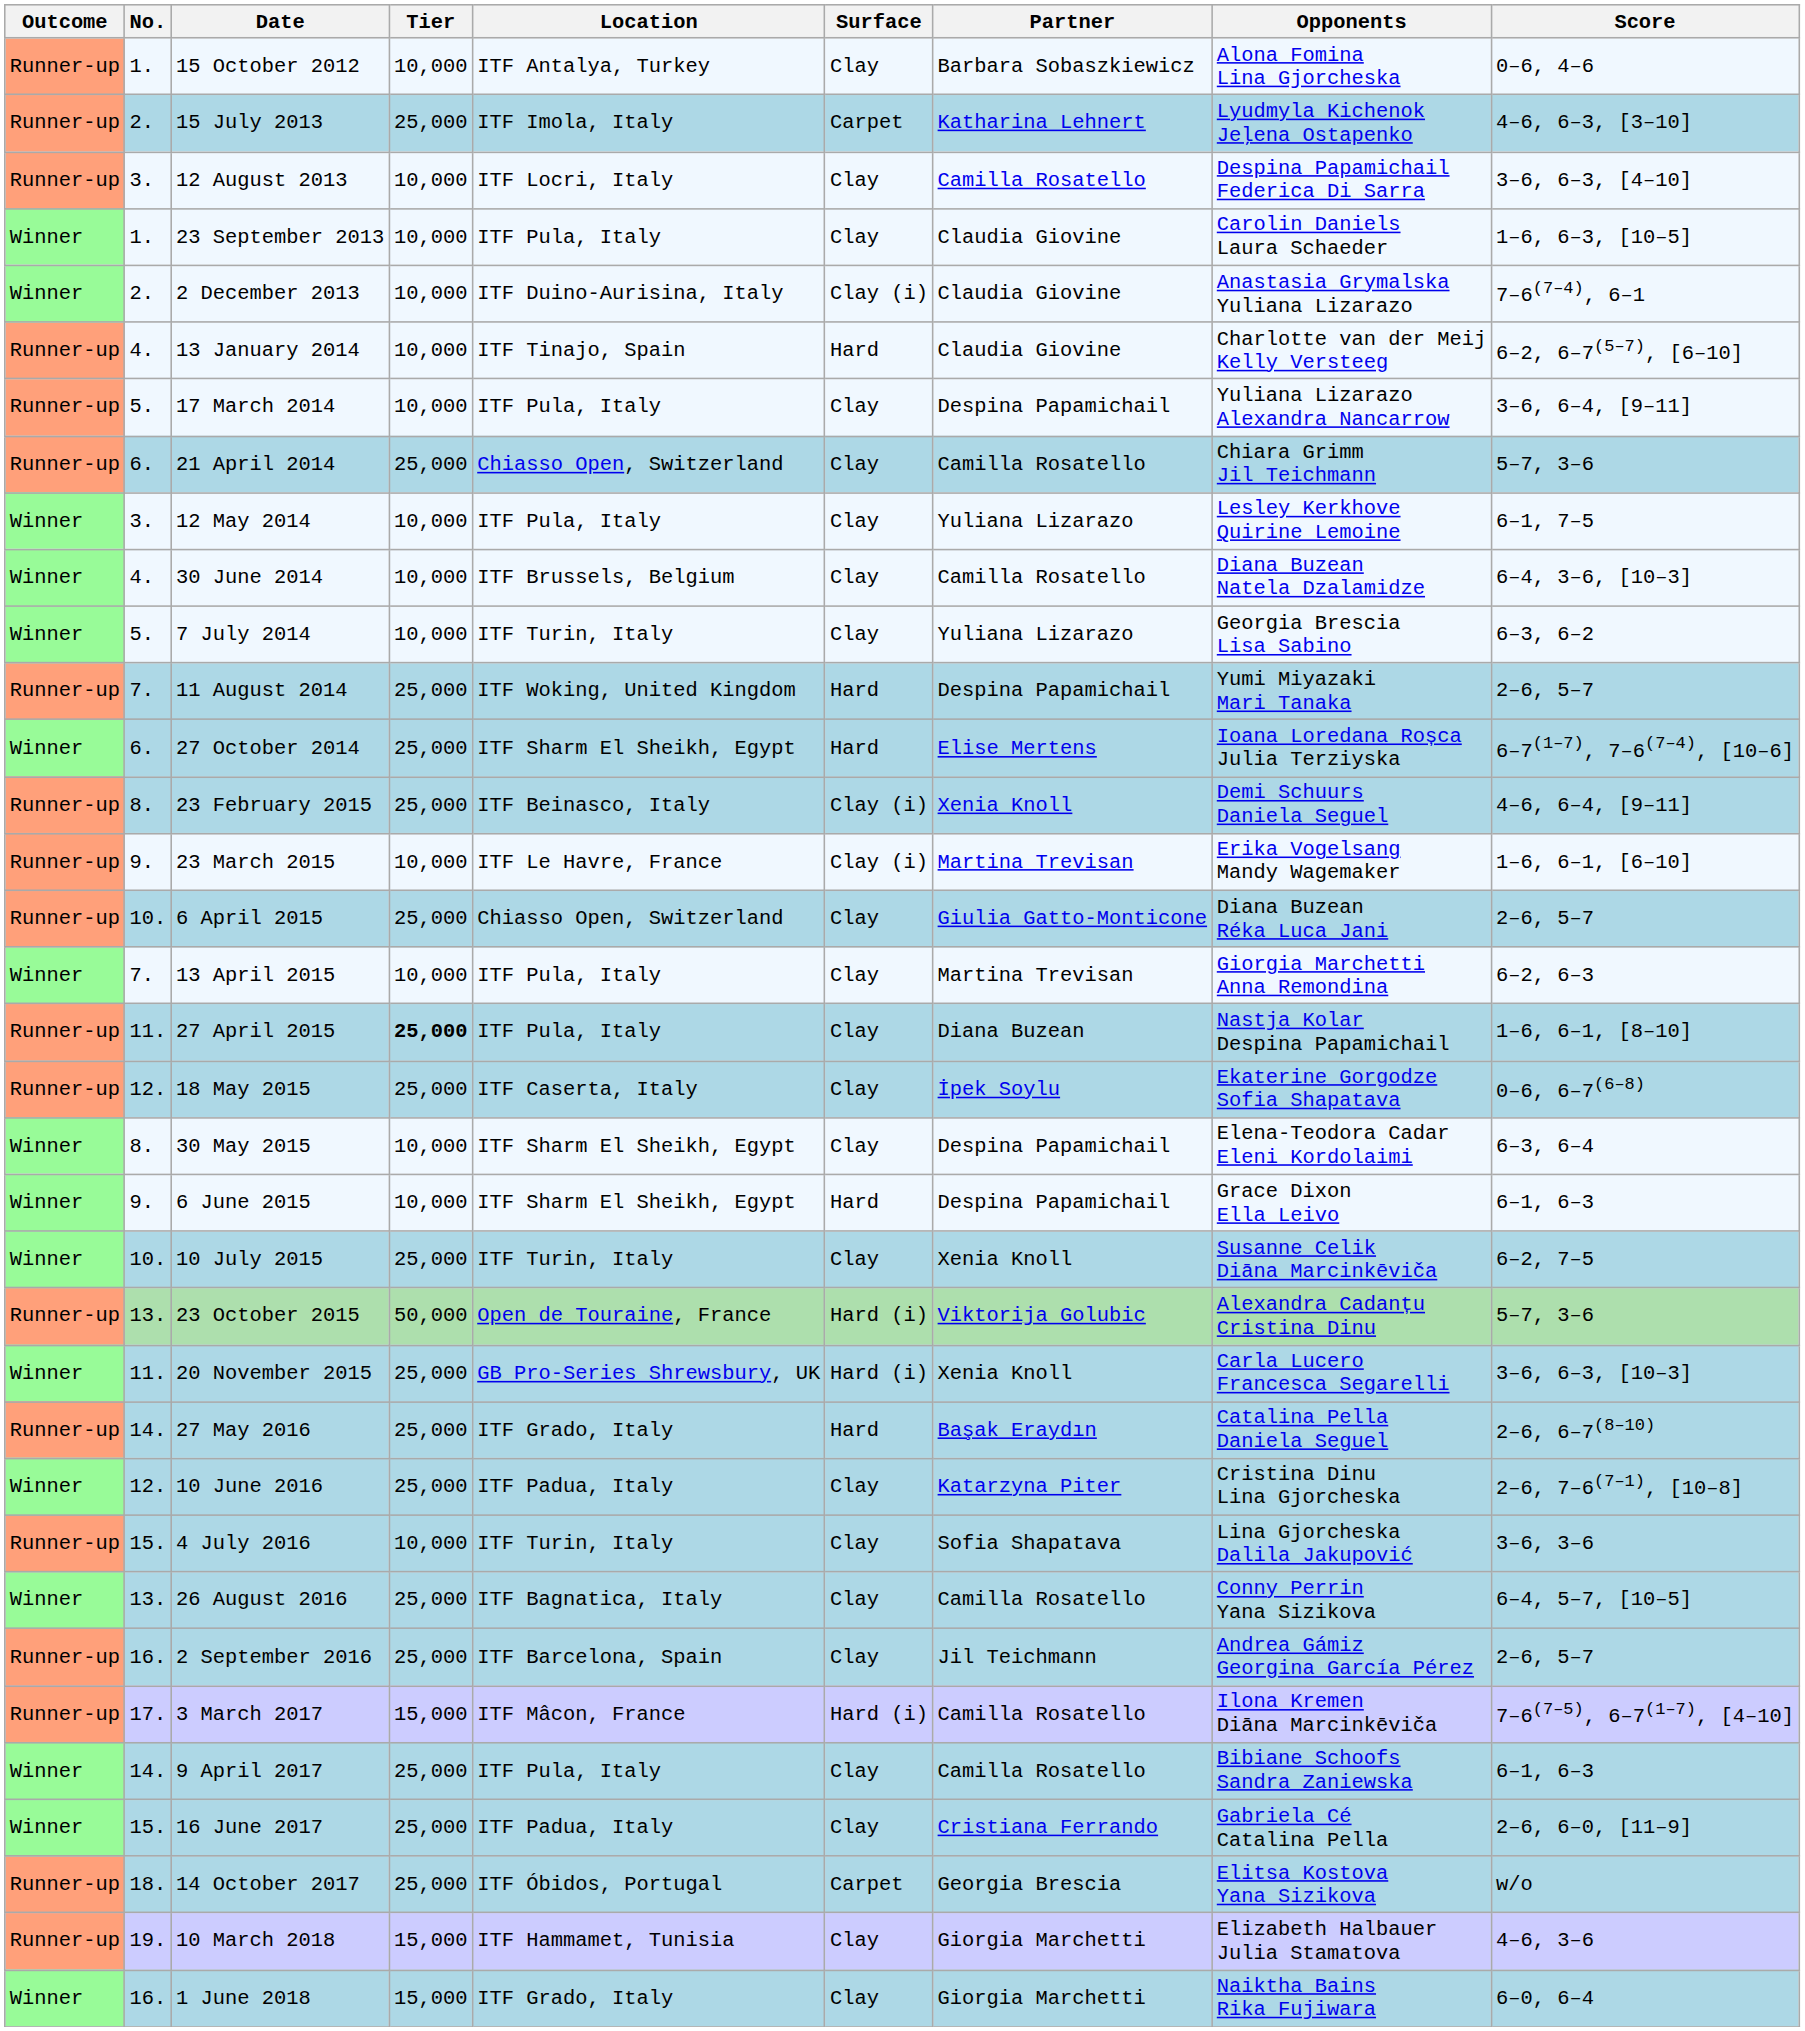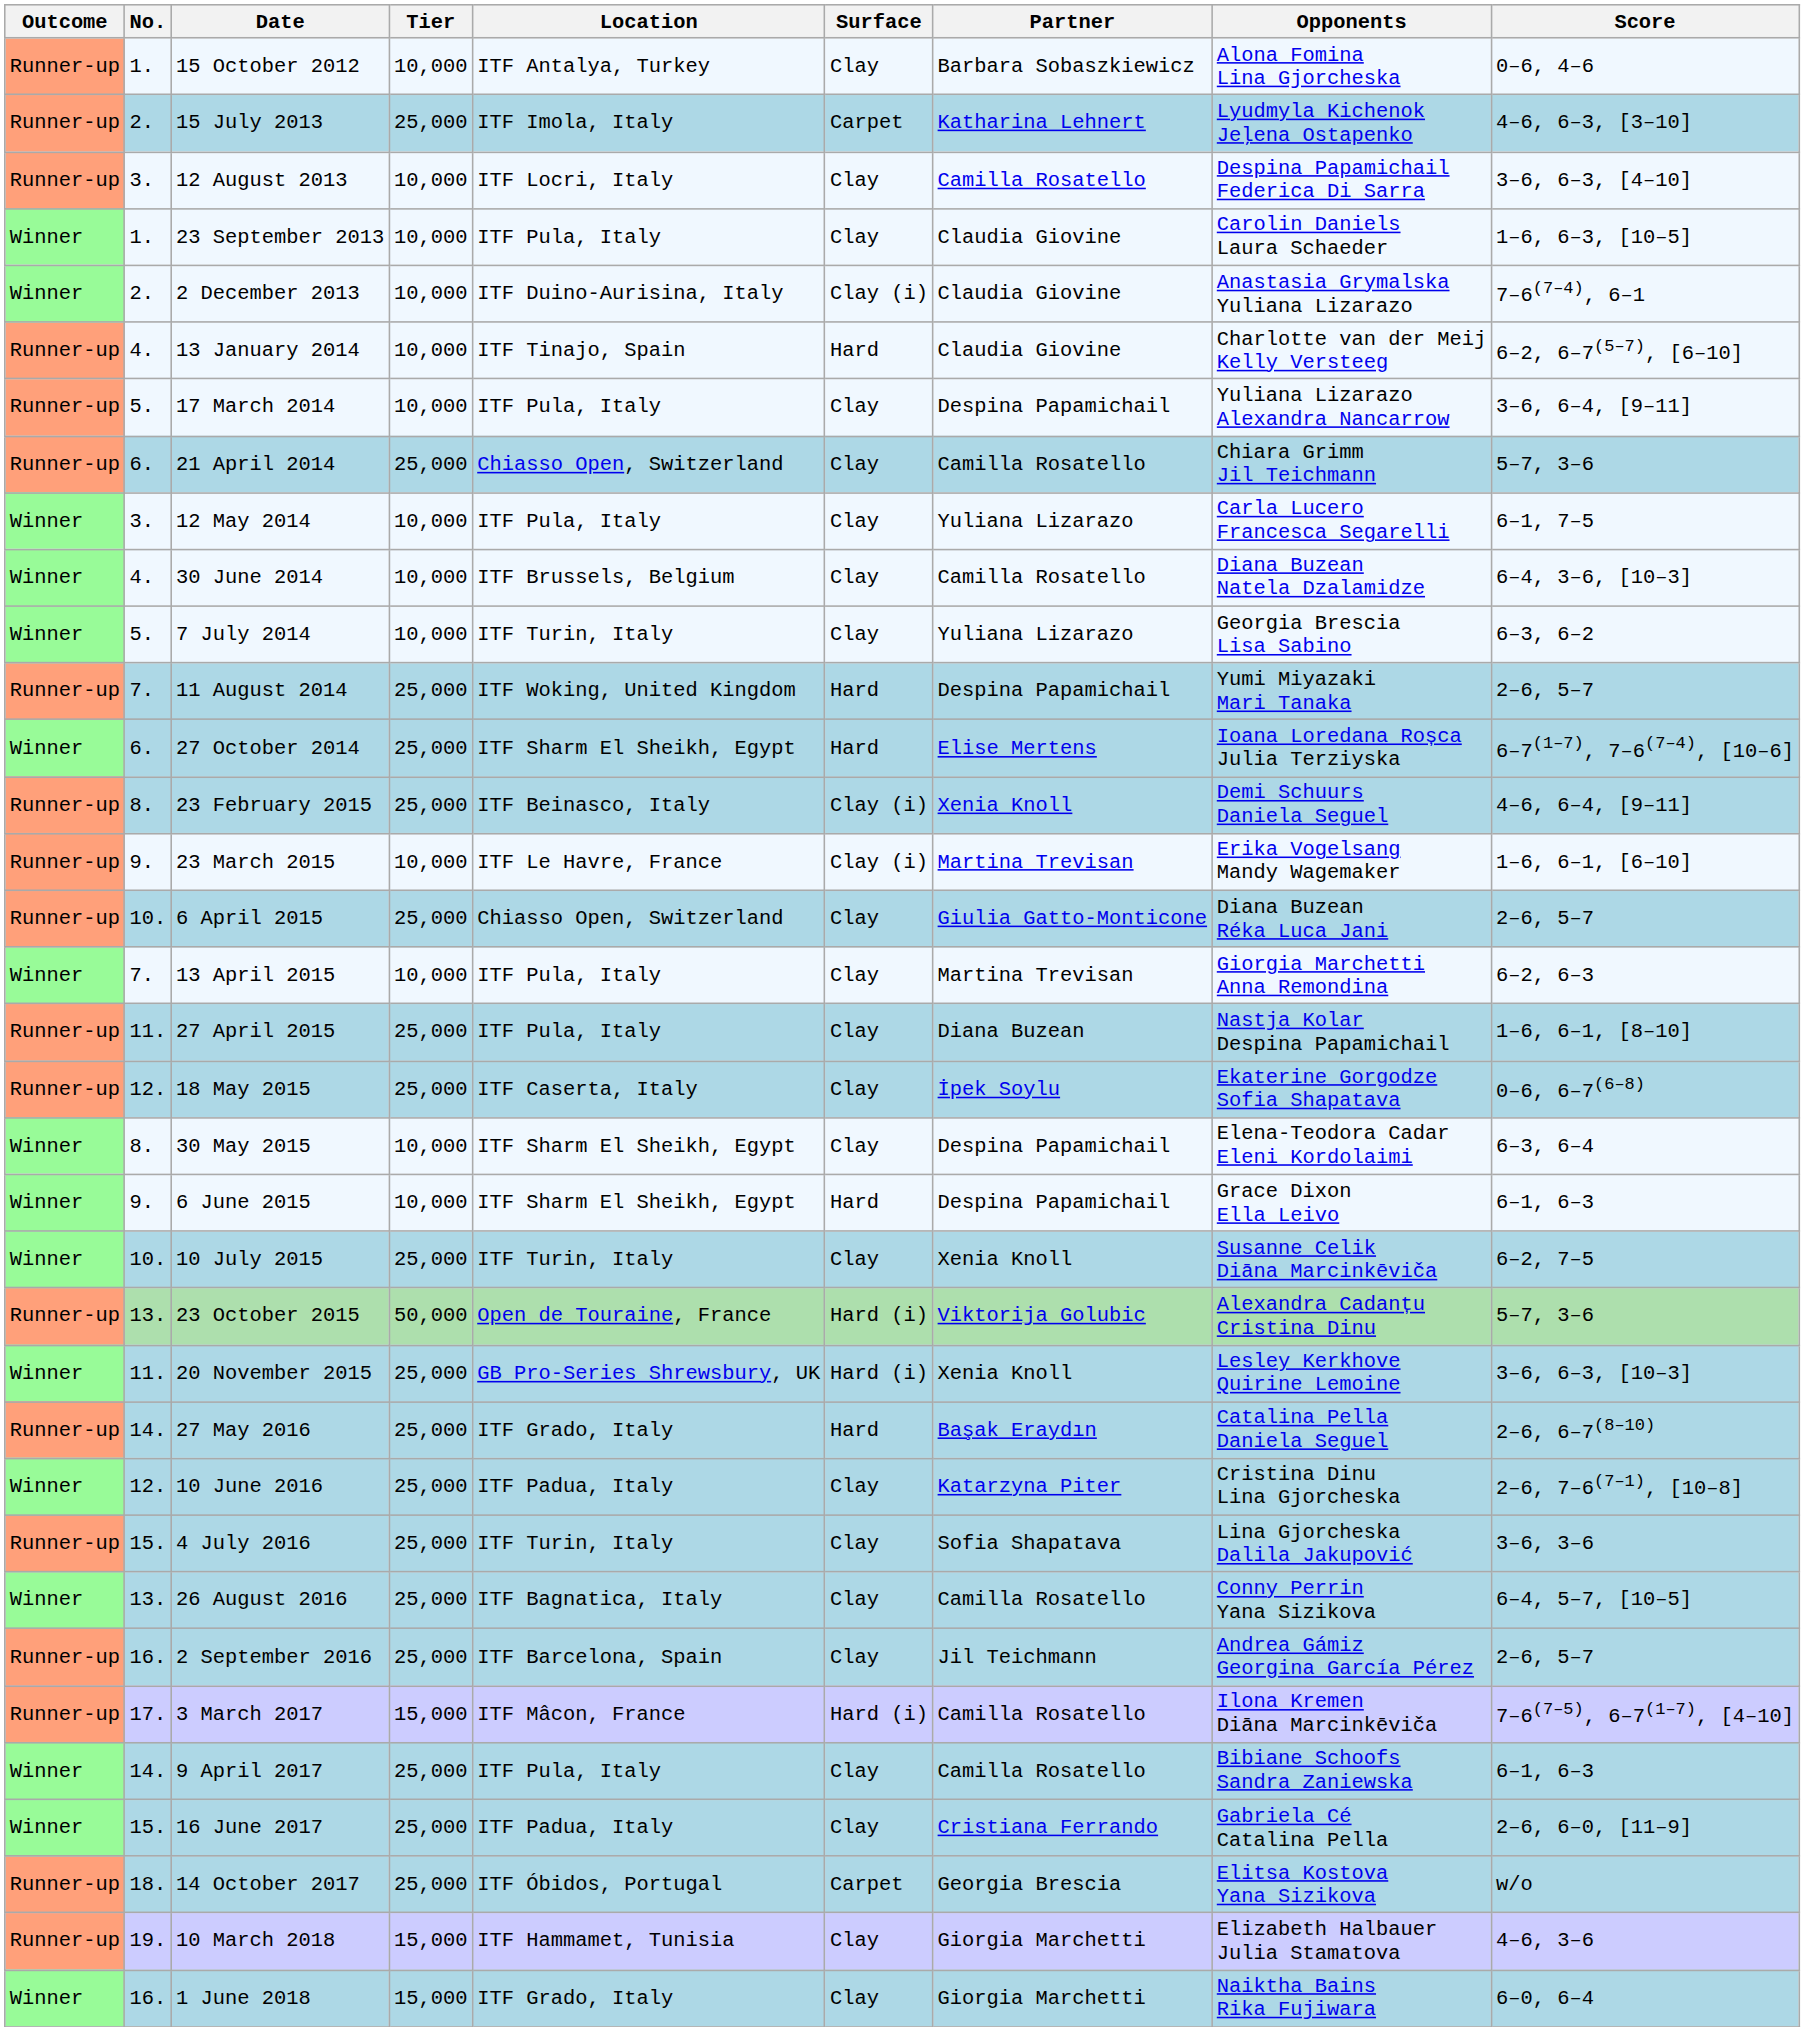(1309, 521) Lesley Kerkhove Quirine Lemoine -> (1333, 521) Carla Lucero Francesca Segarelli
(431, 1032) bold -> (431, 1032) normal
(1333, 1373) Carla Lucero Francesca Segarelli -> (1309, 1373) Lesley Kerkhove Quirine Lemoine
(431, 1544) 10,000 -> (431, 1544) 25,000
